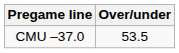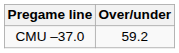(135, 36) 53.5 -> (135, 36) 59.2
